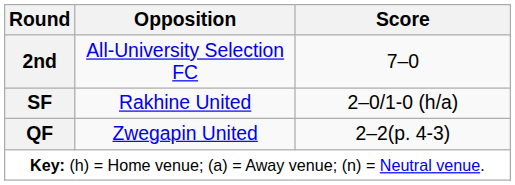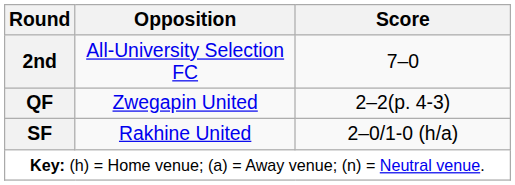rows swapped: (40, 133) <-> (40, 103)
